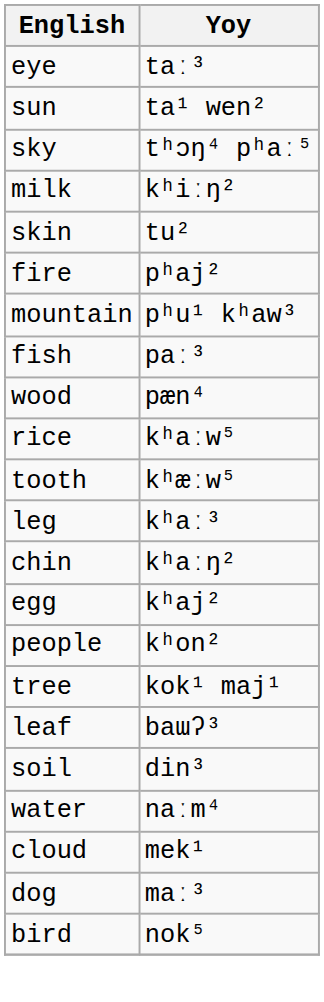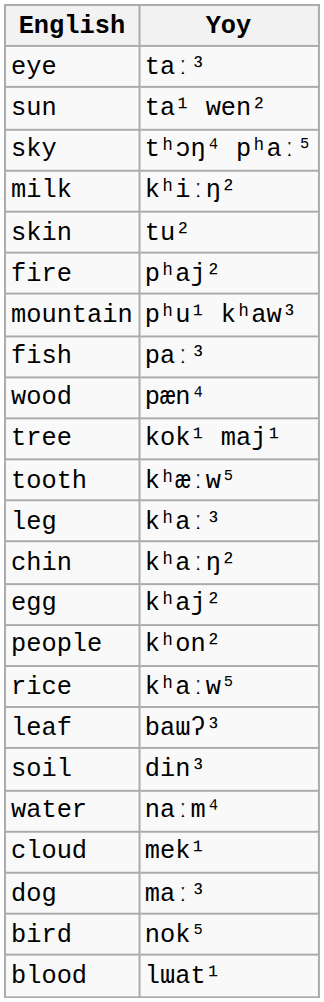rows swapped: (41, 687) <-> (41, 439)
+ row: (49, 976)
